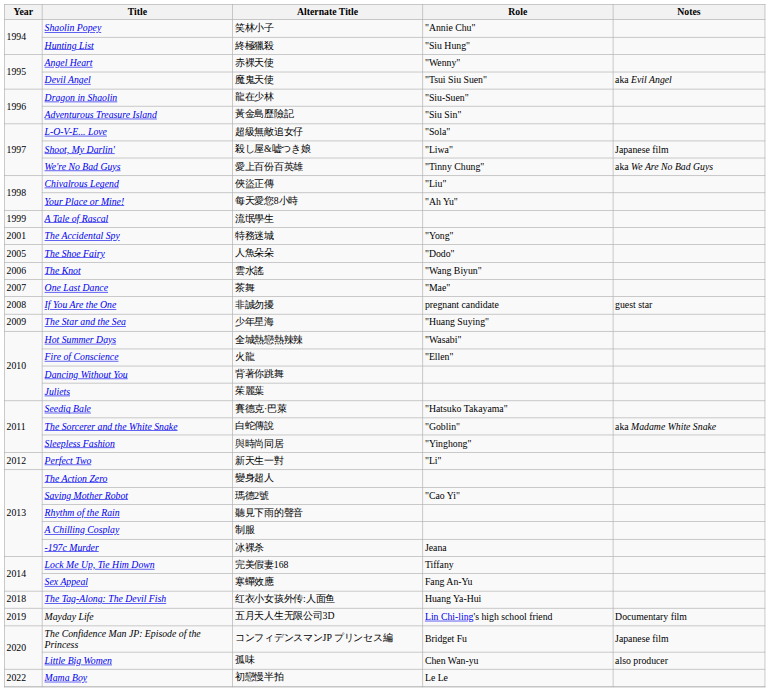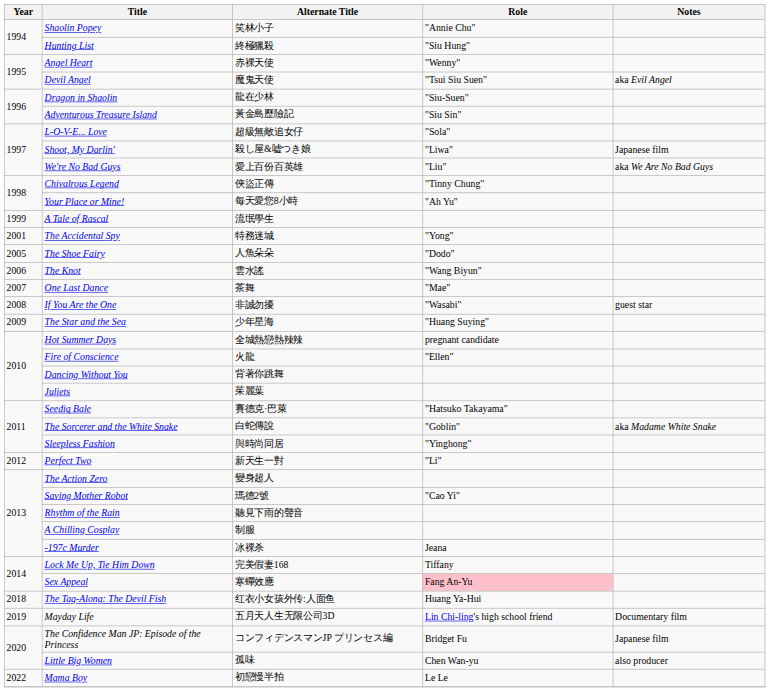(455, 167) "Tinny Chung" -> (436, 167) "Liu"
(436, 184) "Liu" -> (455, 184) "Tinny Chung"
(462, 305) pregnant candidate -> (443, 305) "Wasabi"
(443, 340) "Wasabi" -> (462, 340) pregnant candidate
(449, 582) no background -> (449, 582) pink background
